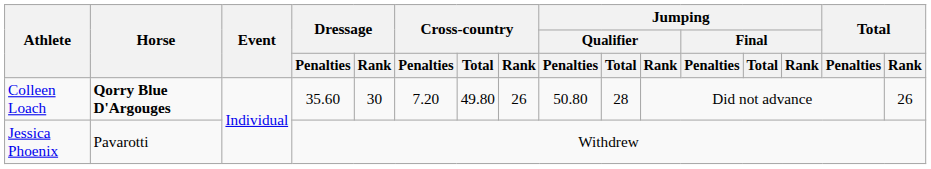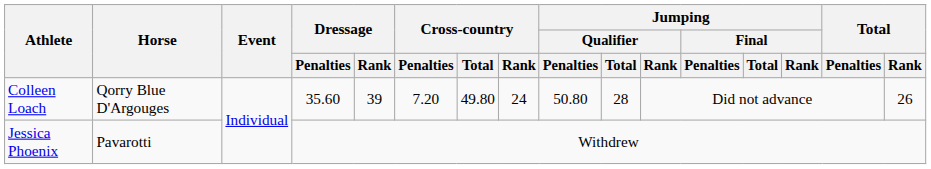(132, 99) bold -> (133, 99) normal
(374, 99) 30 -> (374, 99) 39
(519, 99) 26 -> (519, 99) 24
